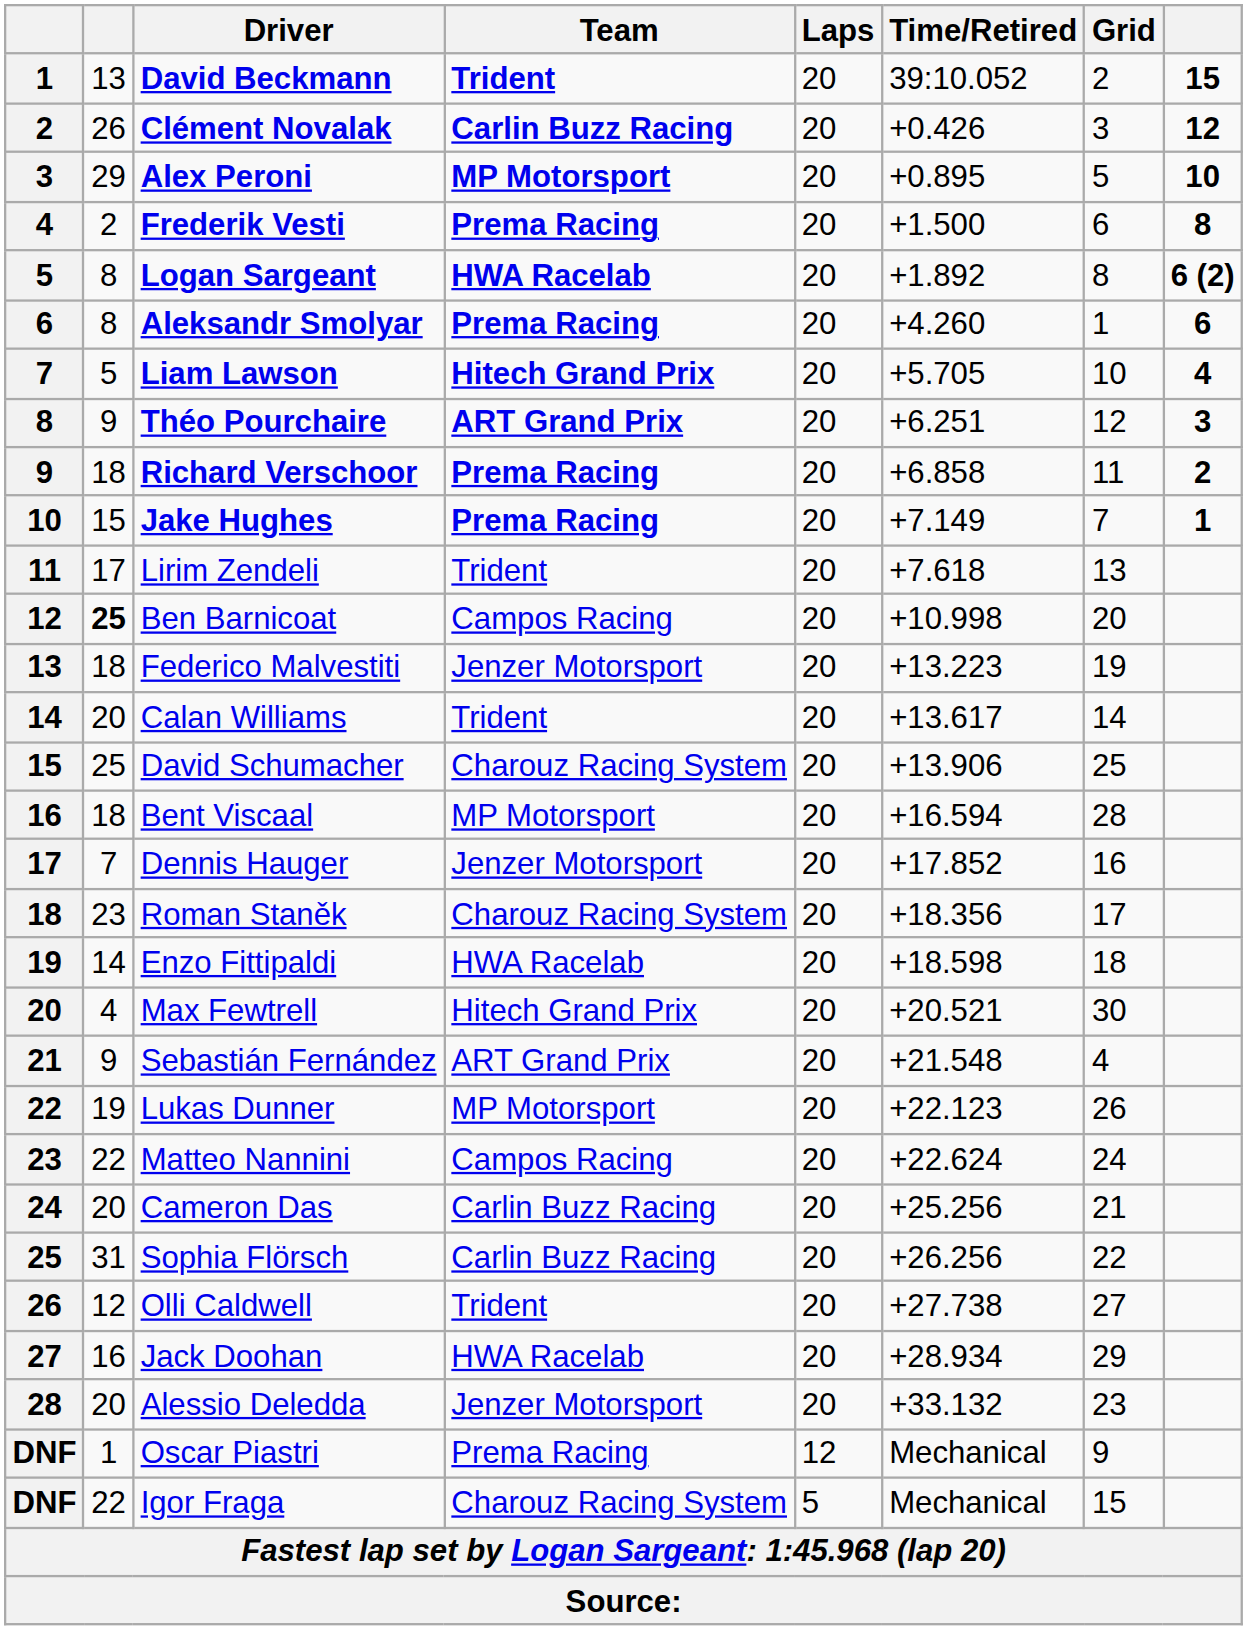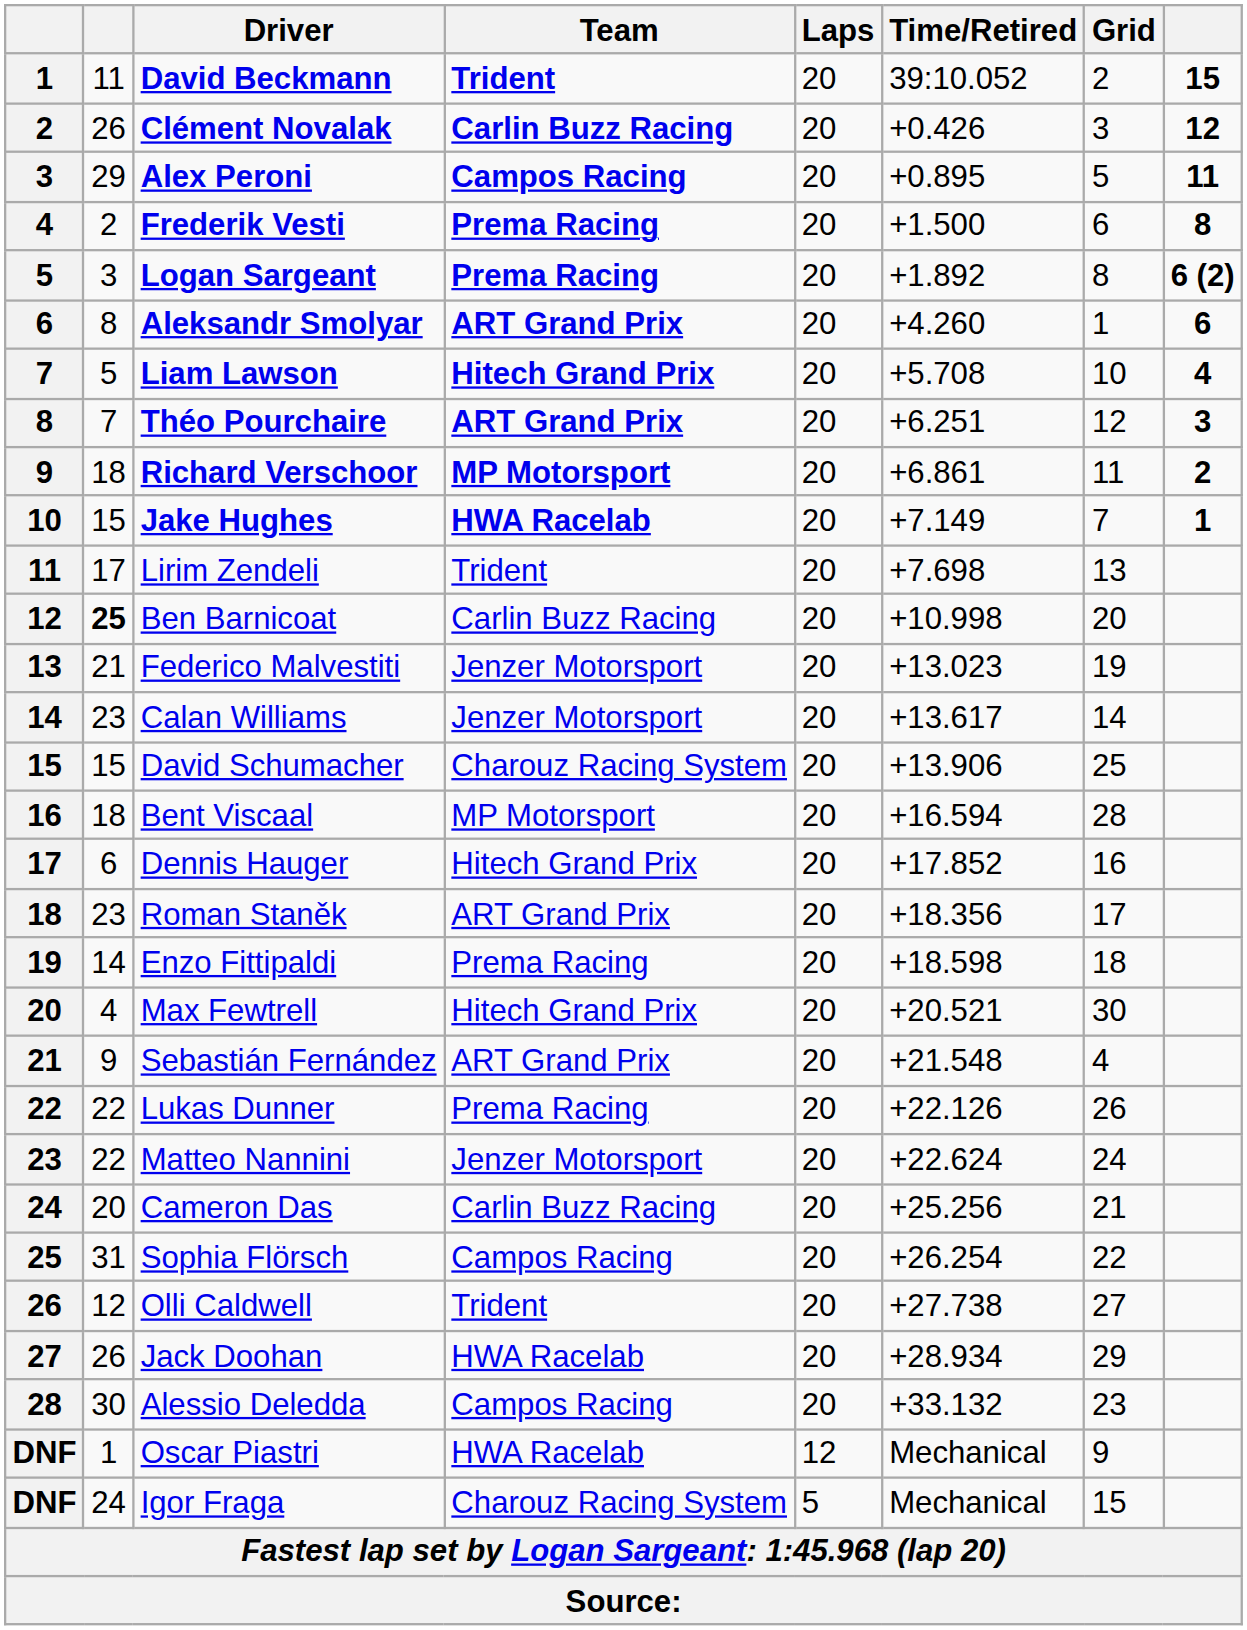(109, 78) 13 -> (109, 78) 11
(561, 177) MP Motorsport -> (569, 177) Campos Racing
(1203, 177) 10 -> (1203, 177) 11
(109, 275) 8 -> (109, 275) 3
(551, 275) HWA Racelab -> (555, 275) Prema Racing
(555, 324) Prema Racing -> (567, 324) ART Grand Prix
(937, 373) +5.705 -> (937, 373) +5.708
(109, 422) 9 -> (109, 422) 7
(555, 471) Prema Racing -> (561, 471) MP Motorsport
(937, 471) +6.858 -> (937, 471) +6.861
(555, 520) Prema Racing -> (551, 520) HWA Racelab
(937, 569) +7.618 -> (937, 569) +7.698
(562, 618) Campos Racing -> (584, 618) Carlin Buzz Racing
(109, 667) 18 -> (109, 667) 21
(946, 667) +13.223 -> (946, 667) +13.023
(109, 717) 20 -> (109, 717) 23
(499, 717) Trident -> (577, 717) Jenzer Motorsport
(109, 766) 25 -> (109, 766) 15
(109, 864) 7 -> (109, 864) 6
(577, 864) Jenzer Motorsport -> (574, 864) Hitech Grand Prix
(619, 913) Charouz Racing System -> (561, 913) ART Grand Prix
(548, 962) HWA Racelab -> (550, 962) Prema Racing
(109, 1109) 19 -> (109, 1109) 22
(553, 1109) MP Motorsport -> (550, 1109) Prema Racing
(946, 1109) +22.123 -> (946, 1109) +22.126
(562, 1158) Campos Racing -> (577, 1158) Jenzer Motorsport
(584, 1257) Carlin Buzz Racing -> (562, 1257) Campos Racing
(946, 1257) +26.256 -> (946, 1257) +26.254
(109, 1355) 16 -> (109, 1355) 26
(109, 1404) 20 -> (109, 1404) 30
(577, 1404) Jenzer Motorsport -> (562, 1404) Campos Racing
(550, 1453) Prema Racing -> (548, 1453) HWA Racelab
(109, 1502) 22 -> (109, 1502) 24
